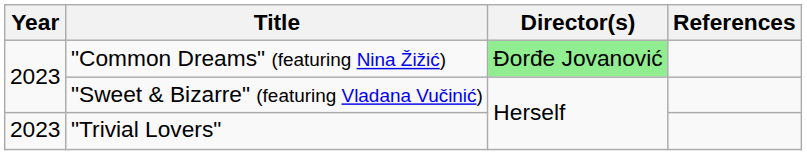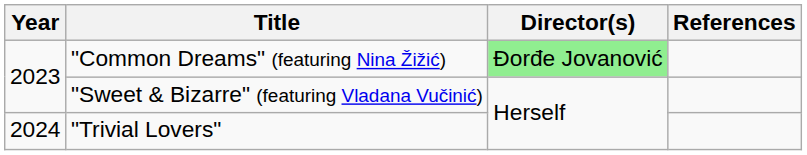(35, 130) 2023 -> (35, 130) 2024
